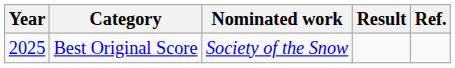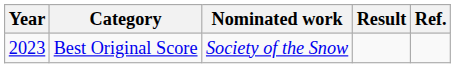(27, 47) 2025 -> (27, 47) 2023
